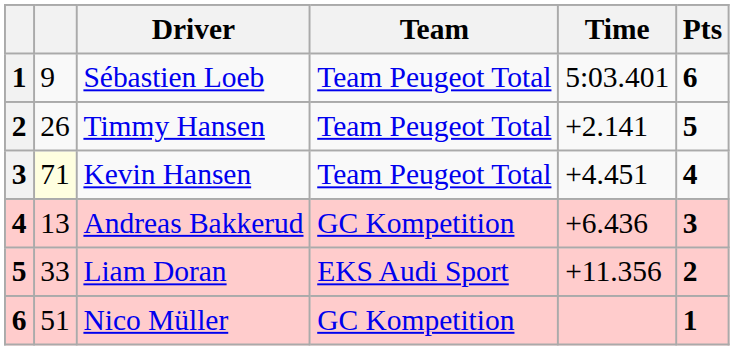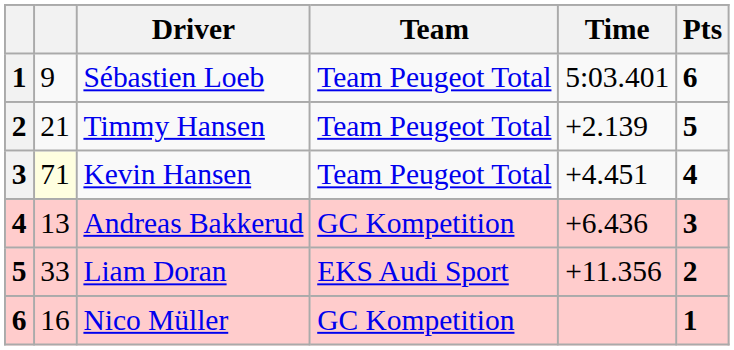(55, 126) 26 -> (55, 126) 21
(607, 126) +2.141 -> (607, 126) +2.139
(55, 320) 51 -> (55, 320) 16
